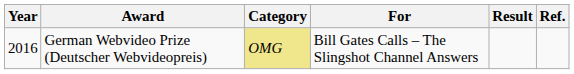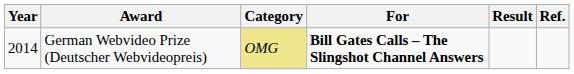(23, 48) 2016 -> (23, 48) 2014
(396, 48) normal -> (397, 48) bold
